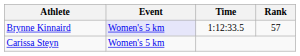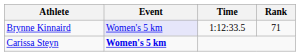(276, 28) 57 -> (276, 28) 71
(136, 44) normal -> (136, 44) bold
